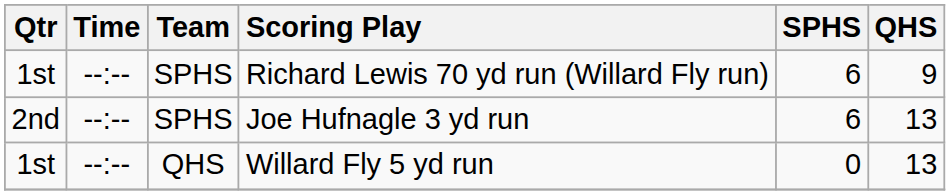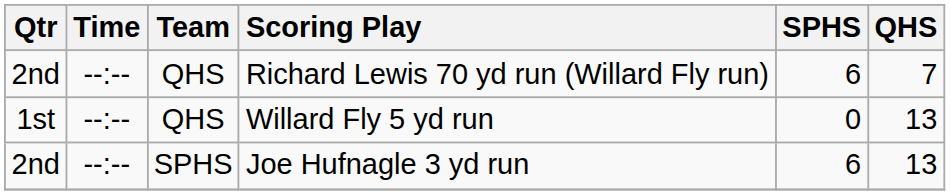(36, 73) 1st -> (36, 73) 2nd
(193, 73) SPHS -> (193, 73) QHS
(929, 73) 9 -> (929, 73) 7
rows swapped: (370, 165) <-> (388, 119)
